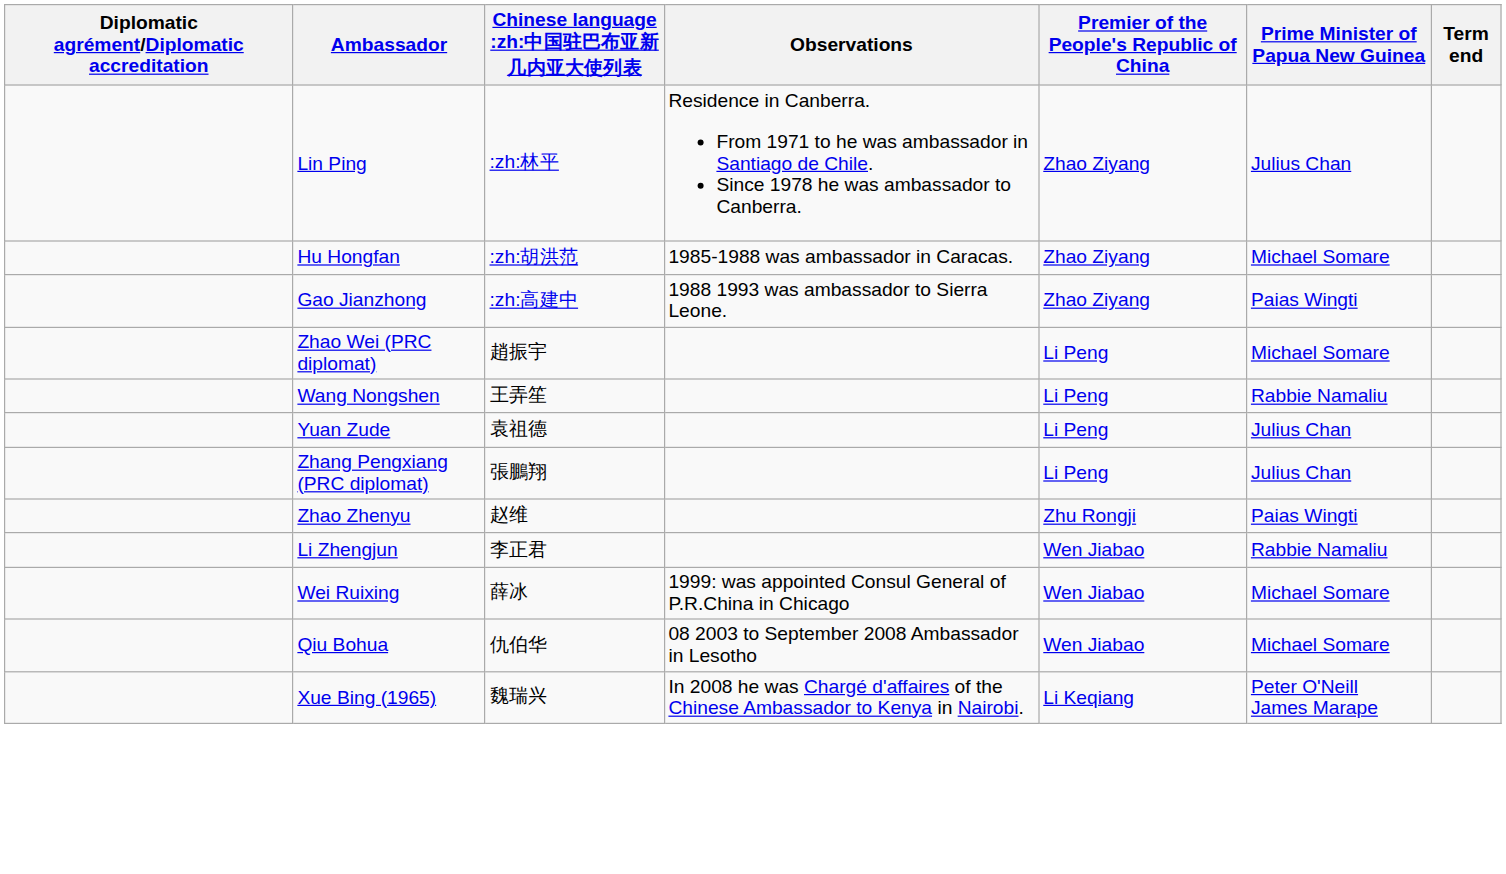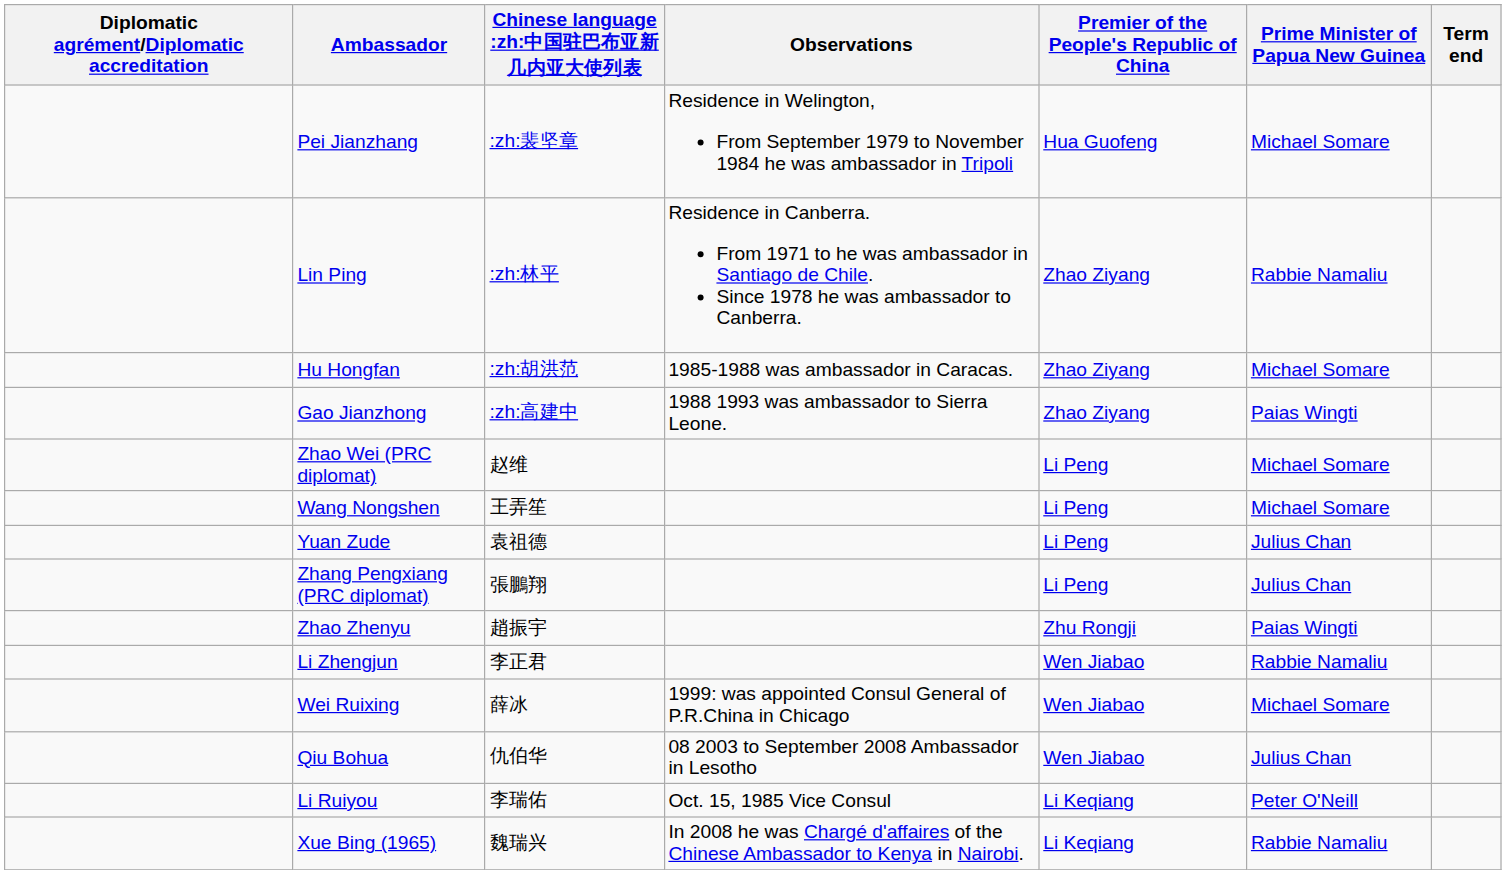+ row: (358, 141)
(1301, 162) Julius Chan -> (1319, 275) Rabbie Namaliu
(518, 352) 趙振宇 -> (509, 464) 赵维
(1319, 395) Rabbie Namaliu -> (1320, 507) Michael Somare
(509, 515) 赵维 -> (518, 627) 趙振宇
(1320, 645) Michael Somare -> (1301, 757) Julius Chan
+ row: (337, 800)
(1314, 697) Peter O'Neill James Marape -> (1319, 843) Rabbie Namaliu
